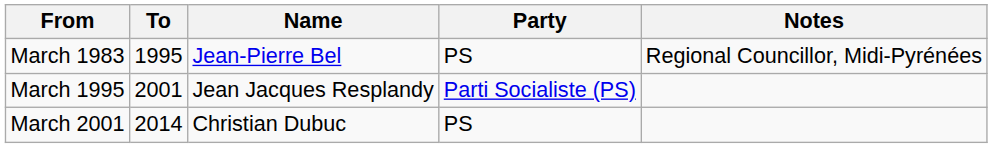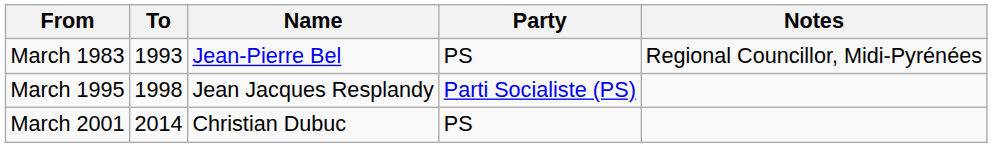(158, 55) 1995 -> (158, 55) 1993
(158, 90) 2001 -> (158, 90) 1998
